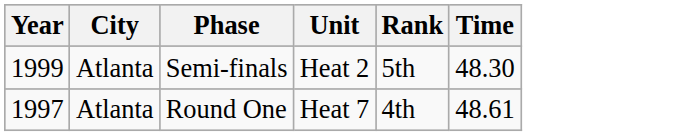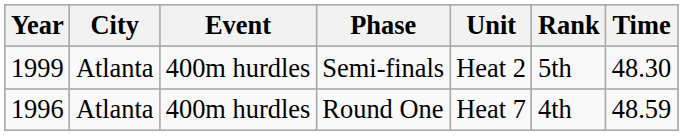+ column: (238, 25)
(37, 109) 1997 -> (37, 109) 1996
(485, 109) 48.61 -> (642, 109) 48.59
